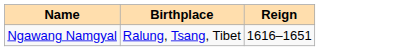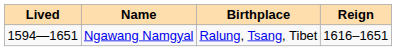+ column: (43, 14)
